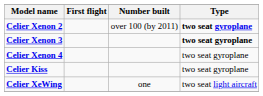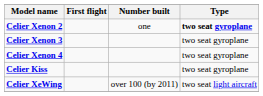(144, 26) over 100 (by 2011) -> (144, 26) one
(217, 41) bold -> (215, 41) normal
(144, 84) one -> (144, 84) over 100 (by 2011)
